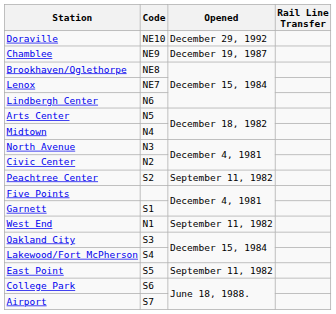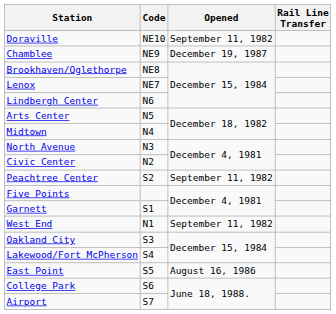(218, 39) December 29, 1992 -> (221, 39) September 11, 1982
(221, 271) September 11, 1982 -> (213, 271) August 16, 1986
